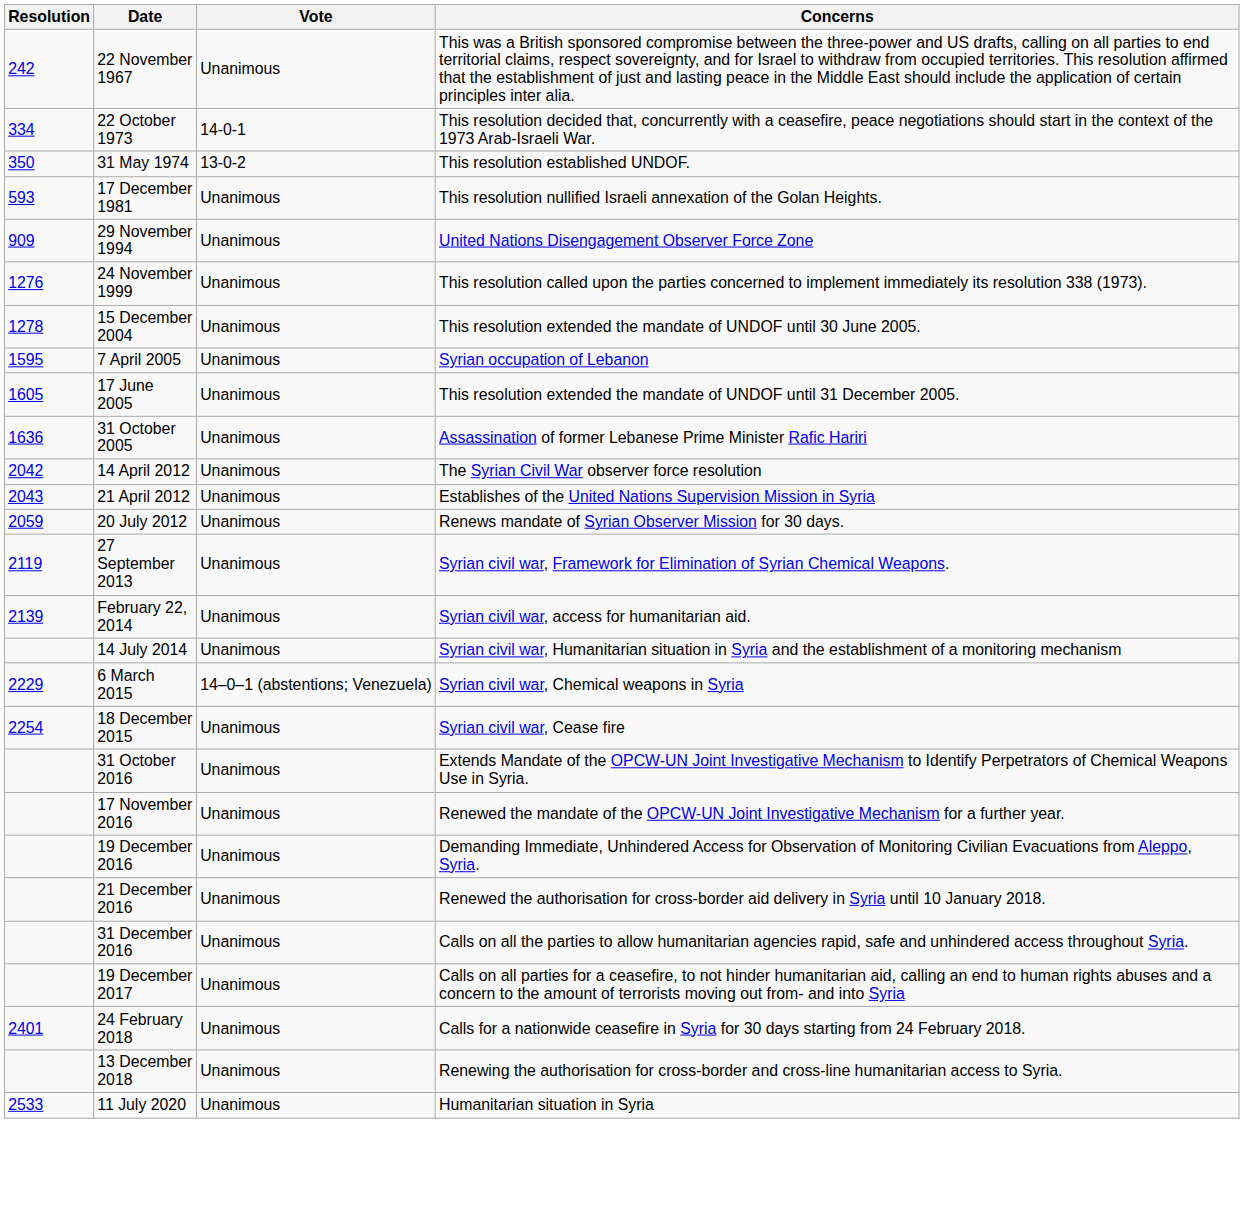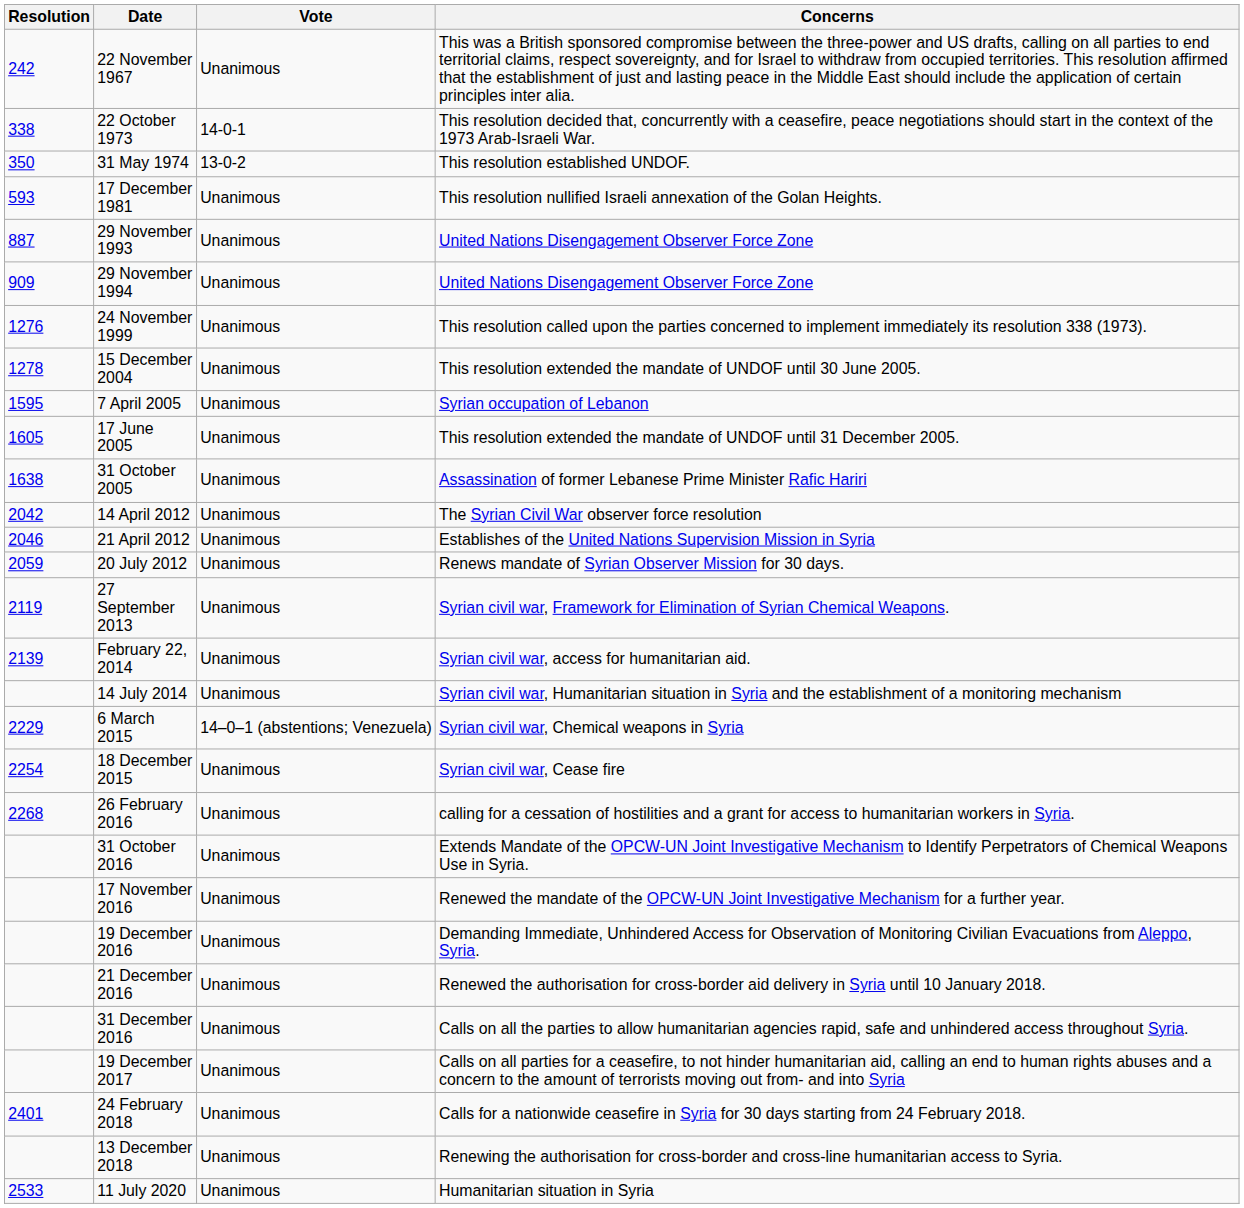(21, 129) 334 -> (21, 129) 338
+ row: (145, 240)
(26, 437) 1636 -> (26, 480) 1638
(26, 496) 2043 -> (26, 539) 2046
+ row: (140, 813)
